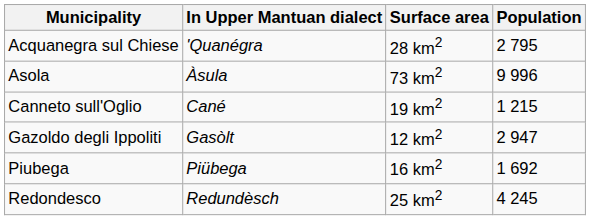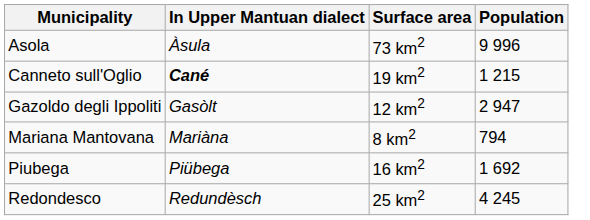- row: (94, 45)
(206, 107) normal -> (189, 76) bold
+ row: (81, 137)
